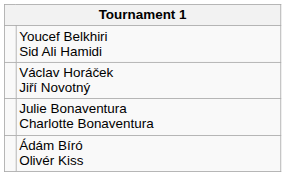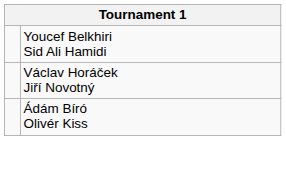- row: (86, 116)
